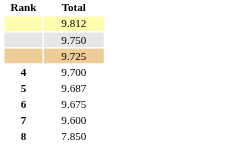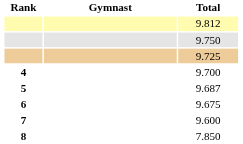+ column: (110, 7)
